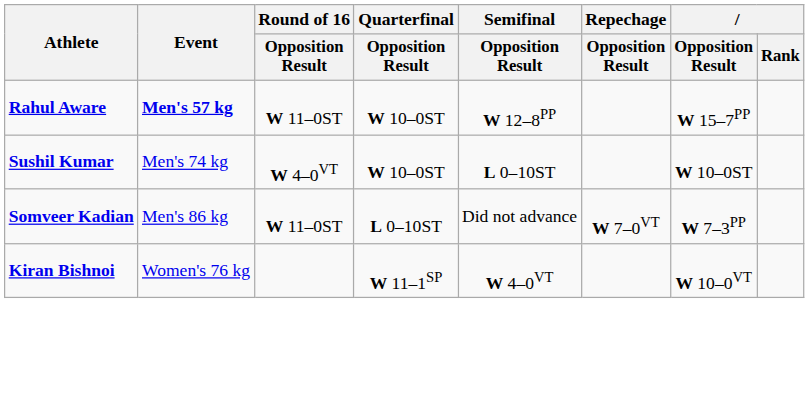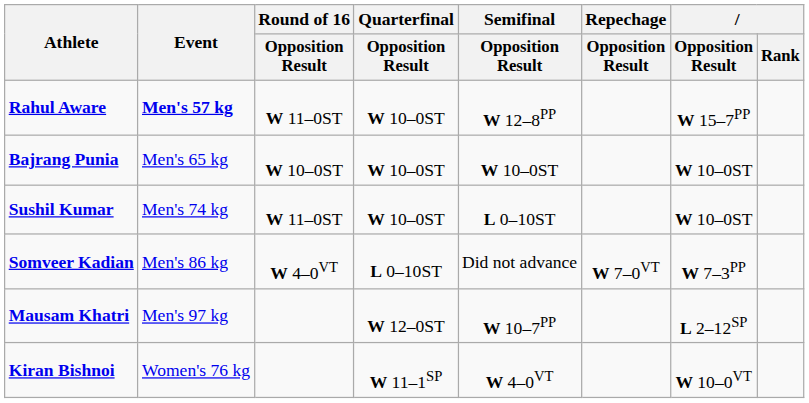+ row: (64, 160)
(304, 172) W 4–0VT -> (304, 220) W 11–0ST
(304, 227) W 11–0ST -> (304, 272) W 4–0VT
+ row: (69, 316)
